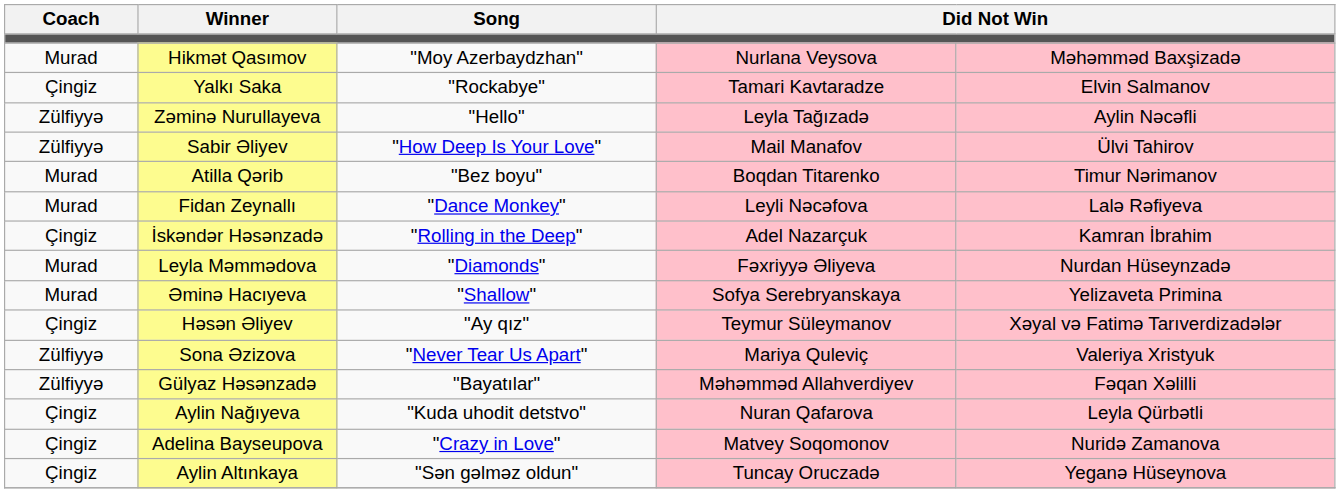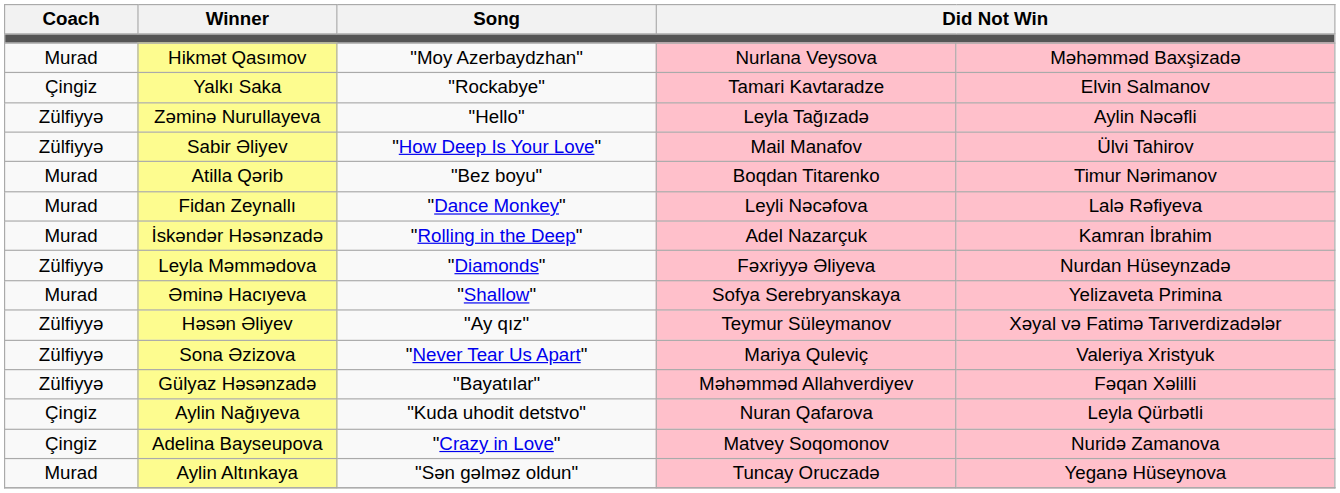(71, 235) Çingiz -> (71, 235) Murad
(71, 265) Murad -> (71, 265) Zülfiyyə
(71, 324) Çingiz -> (71, 324) Zülfiyyə
(71, 473) Çingiz -> (71, 473) Murad
